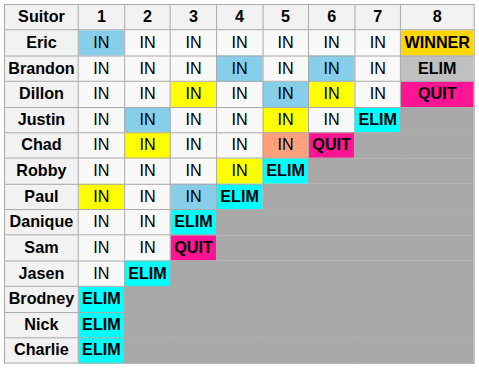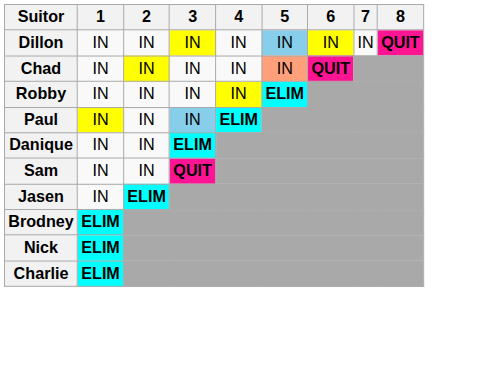- row: (41, 42)
- row: (41, 68)
- row: (41, 119)
